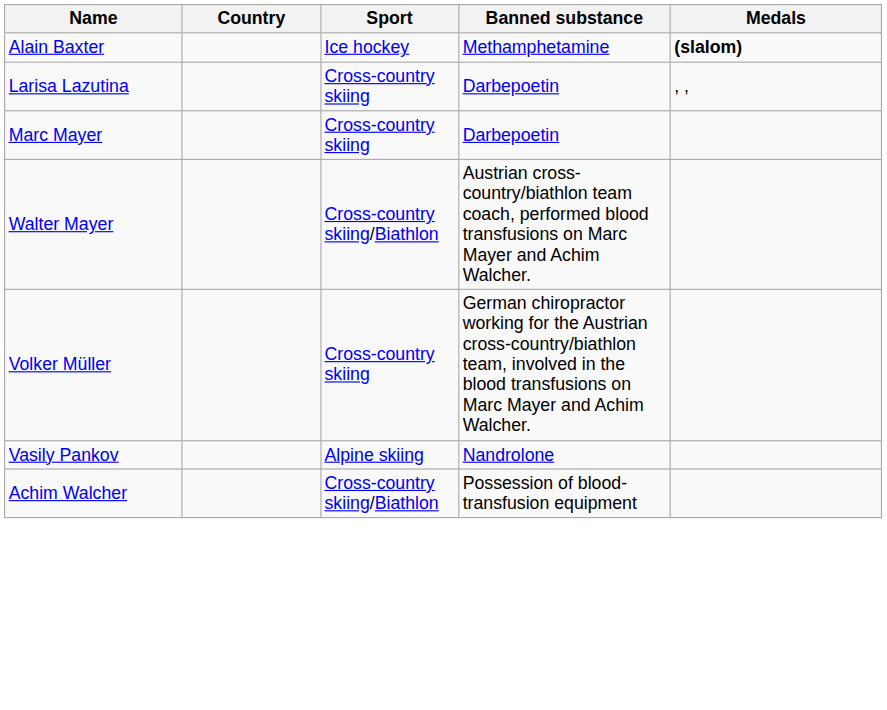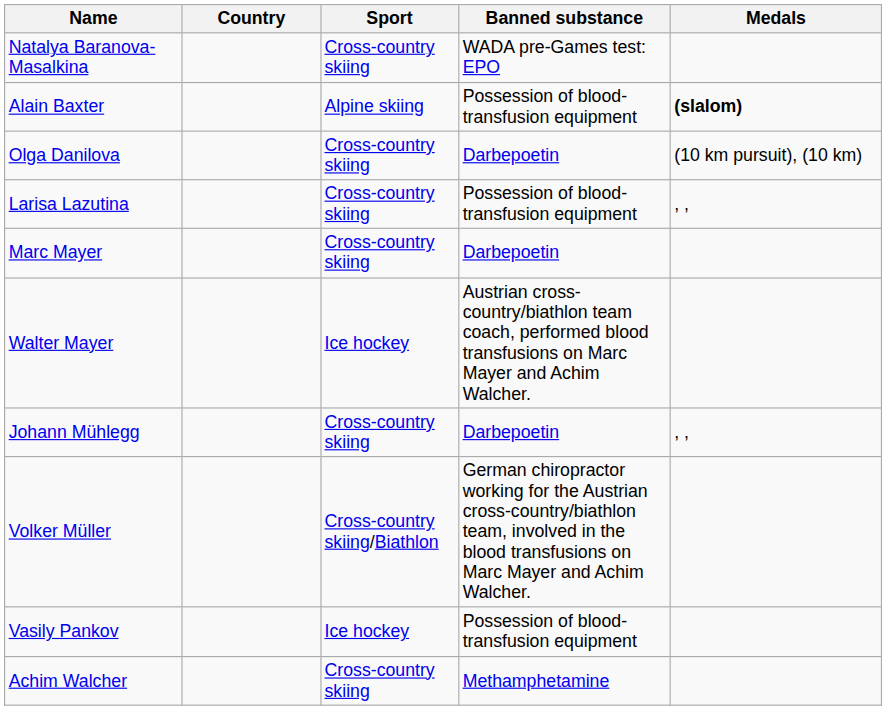+ row: (82, 57)
(367, 46) Ice hockey -> (374, 106) Alpine skiing
(536, 46) Methamphetamine -> (550, 106) Possession of blood-transfusion equipment
+ row: (64, 154)
(511, 85) Darbepoetin -> (550, 203) Possession of blood-transfusion equipment
(382, 224) Cross-country skiing/Biathlon -> (367, 342) Ice hockey
+ row: (74, 431)
(380, 364) Cross-country skiing -> (382, 531) Cross-country skiing/Biathlon
(374, 454) Alpine skiing -> (367, 631) Ice hockey
(508, 454) Nandrolone -> (550, 631) Possession of blood-transfusion equipment
(382, 492) Cross-country skiing/Biathlon -> (380, 680) Cross-country skiing
(550, 492) Possession of blood-transfusion equipment -> (536, 680) Methamphetamine
